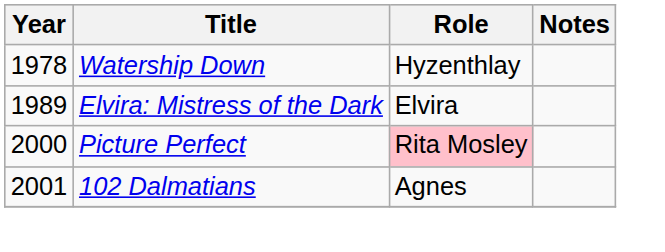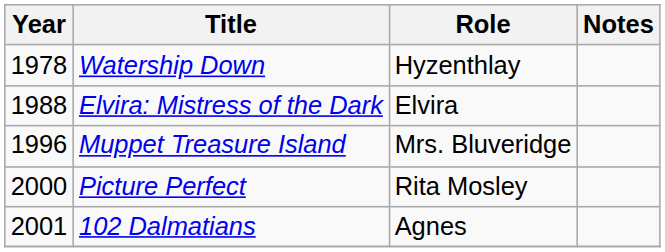(39, 105) 1989 -> (39, 105) 1988
+ row: (212, 145)
(461, 145) pink background -> (461, 186) no background
